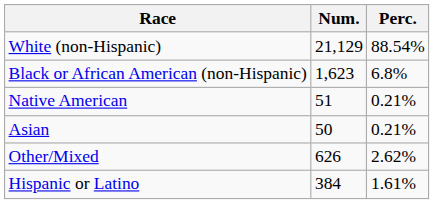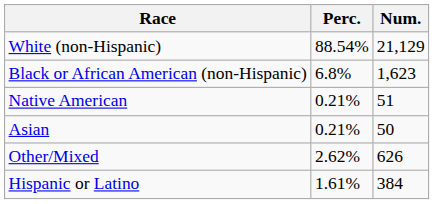columns swapped: (339, 18) <-> (398, 18)
